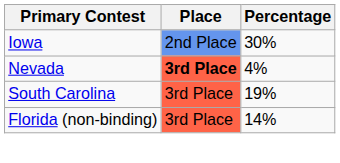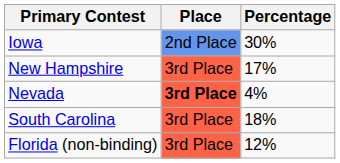+ row: (66, 68)
(260, 94) 19% -> (260, 119) 18%
(260, 119) 14% -> (260, 145) 12%
